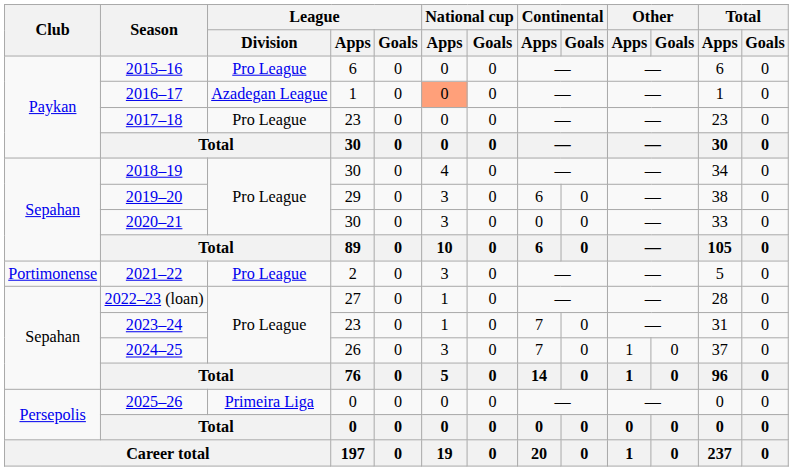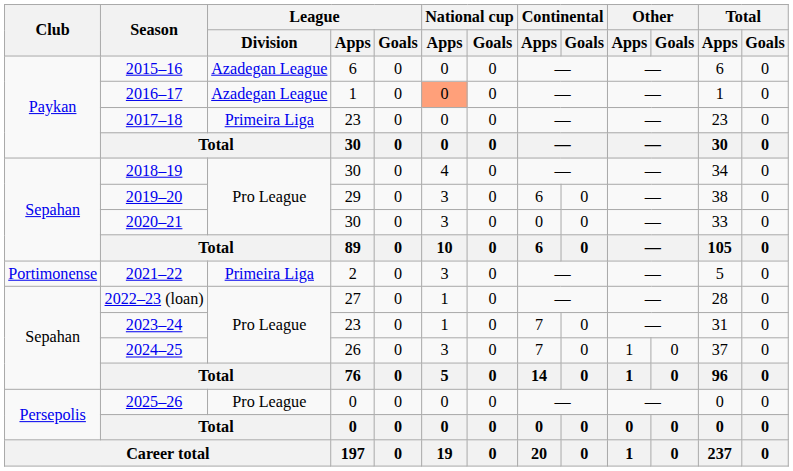(269, 68) Pro League -> (269, 68) Azadegan League
(269, 119) Pro League -> (269, 119) Primeira Liga
(269, 273) Pro League -> (269, 273) Primeira Liga
(269, 401) Primeira Liga -> (269, 401) Pro League
